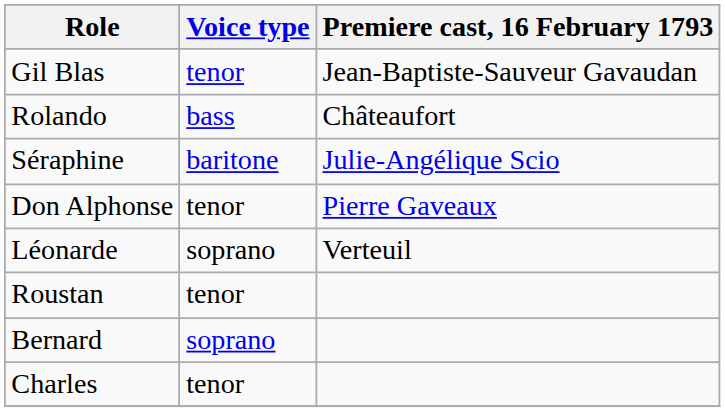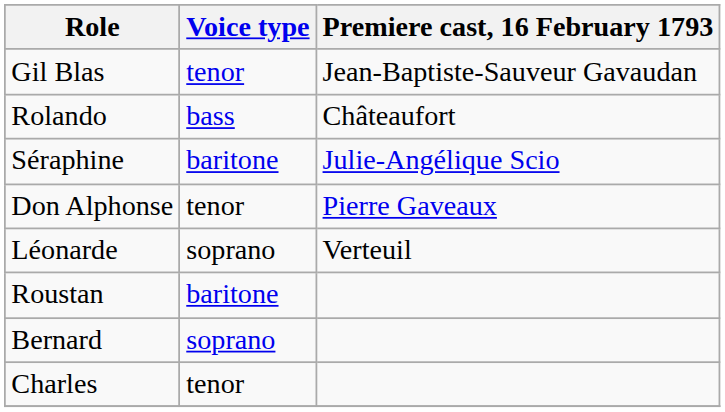(215, 294) tenor -> (232, 294) baritone
